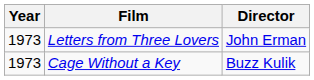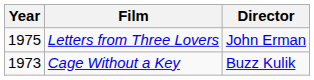(24, 39) 1973 -> (24, 39) 1975
